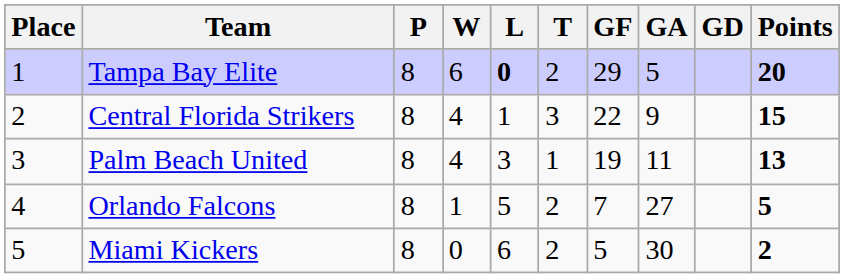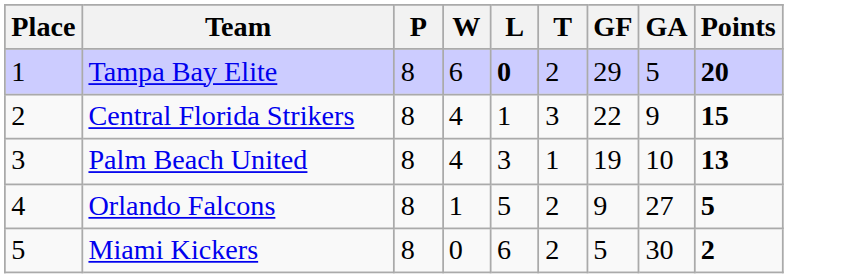- column: (723, 26)
(659, 160) 11 -> (660, 160) 10
(600, 205) 7 -> (600, 205) 9
